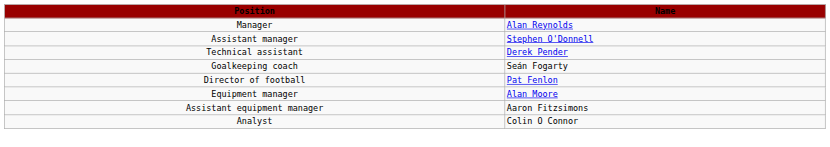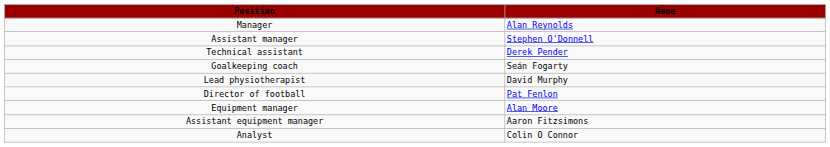+ row: (255, 80)
